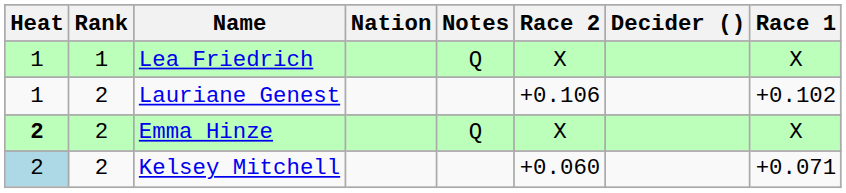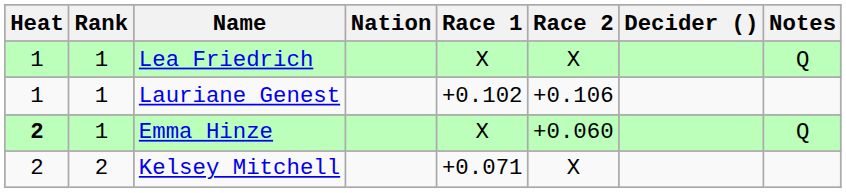columns swapped: (796, 23) <-> (476, 23)
(101, 96) 2 -> (101, 96) 1
(101, 132) 2 -> (101, 132) 1
(560, 132) X -> (573, 132) +0.060
(37, 169) lightblue background -> (37, 169) no background
(560, 169) +0.060 -> (573, 169) X
